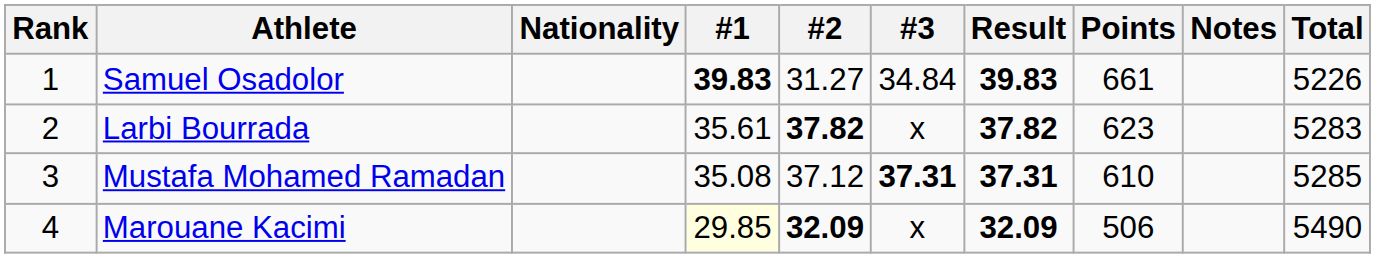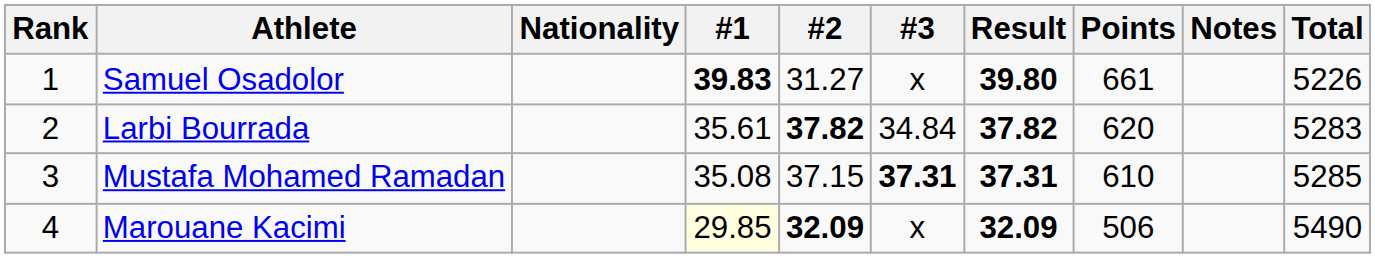(917, 78) 34.84 -> (917, 78) x
(1019, 78) 39.83 -> (1019, 78) 39.80
(917, 128) x -> (917, 128) 34.84
(1128, 128) 623 -> (1128, 128) 620
(825, 177) 37.12 -> (825, 177) 37.15
